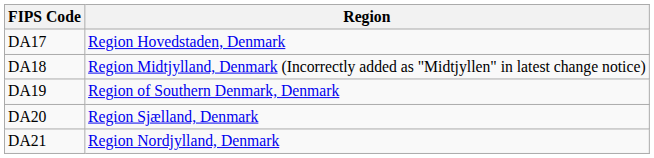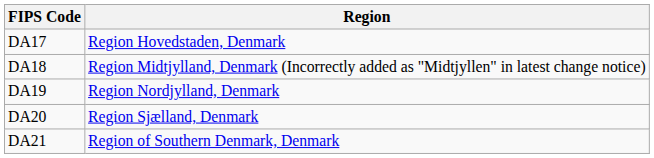(214, 91) Region of Southern Denmark, Denmark -> (184, 91) Region Nordjylland, Denmark
(184, 141) Region Nordjylland, Denmark -> (214, 141) Region of Southern Denmark, Denmark
